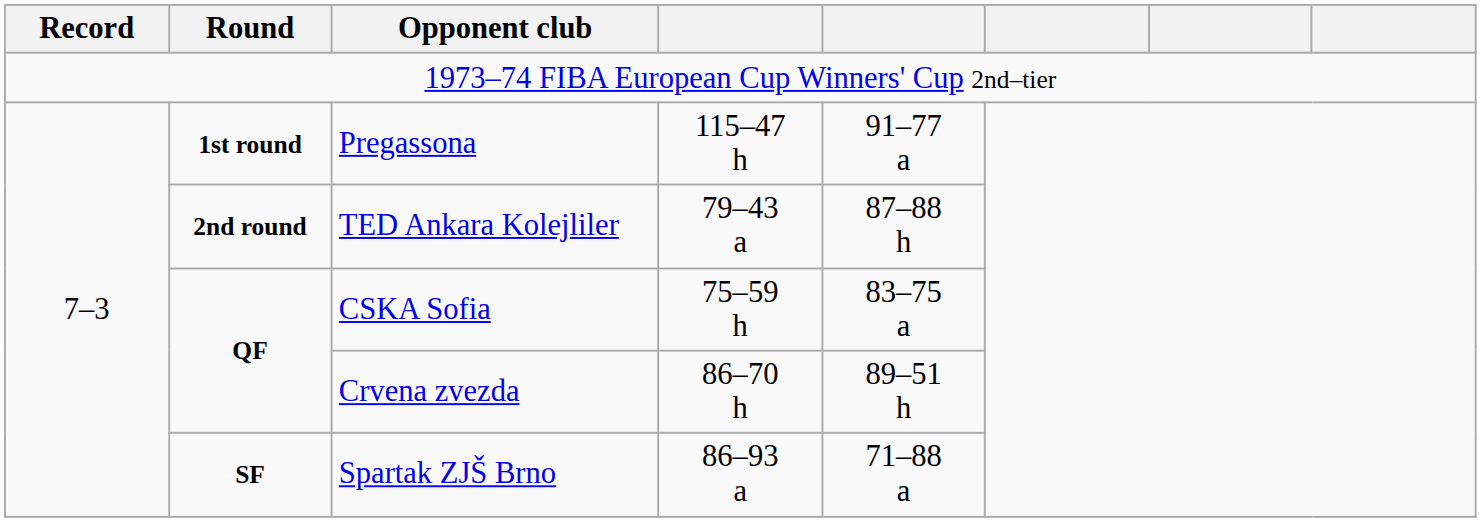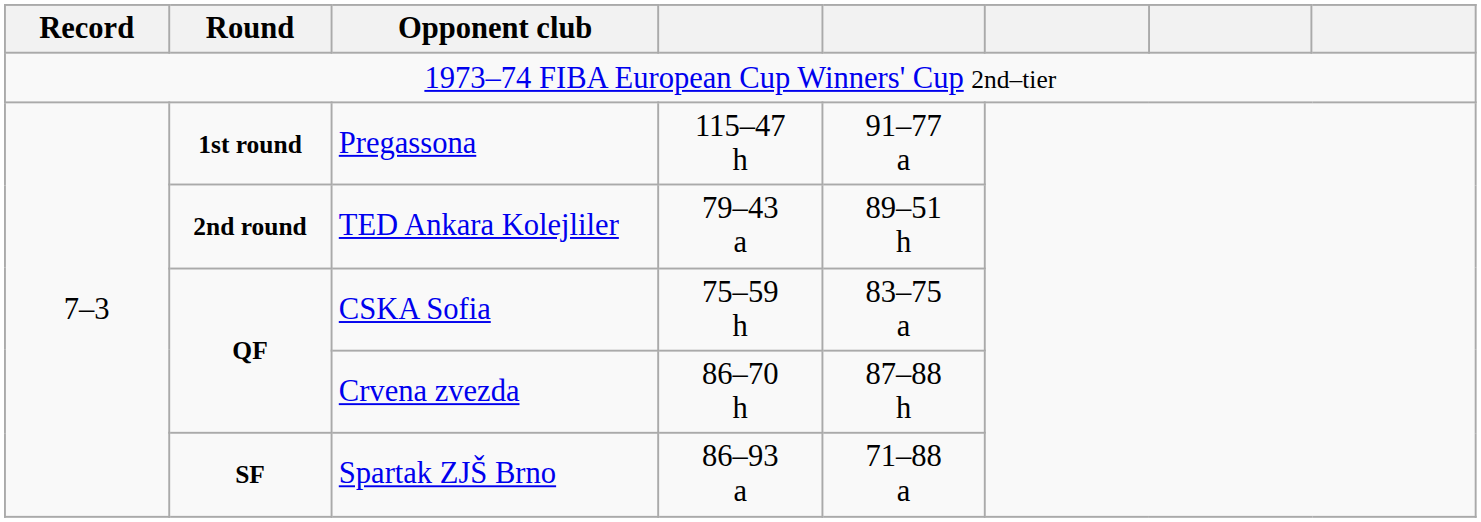(904, 225) 87–88 h -> (904, 225) 89–51 h
(904, 391) 89–51 h -> (904, 391) 87–88 h
